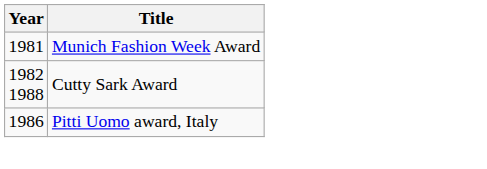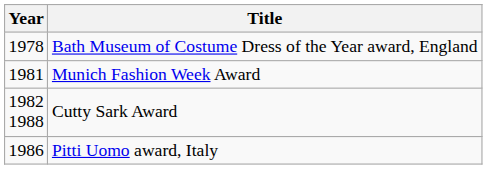+ row: (265, 46)
